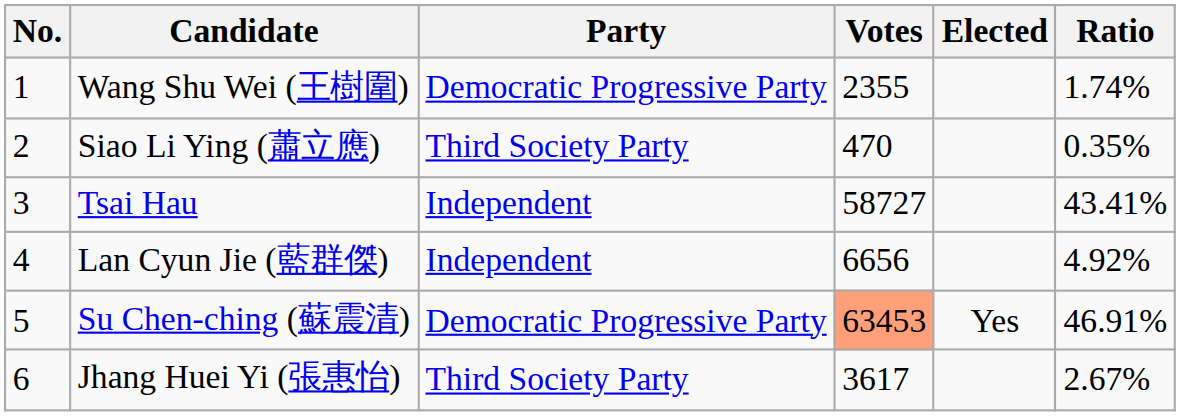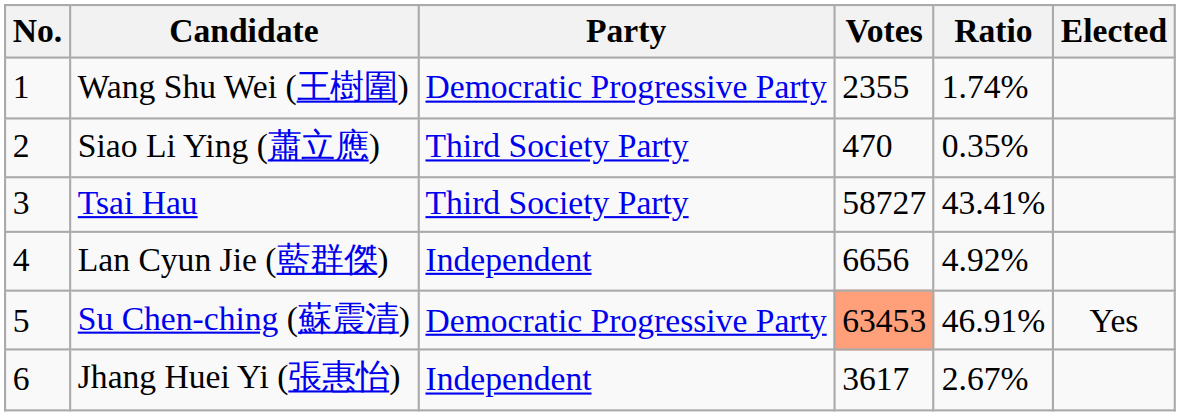columns swapped: (1115, 31) <-> (995, 31)
(509, 203) Independent -> (557, 203) Third Society Party
(557, 379) Third Society Party -> (509, 379) Independent
